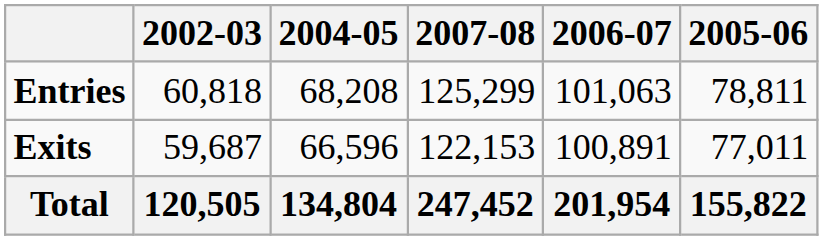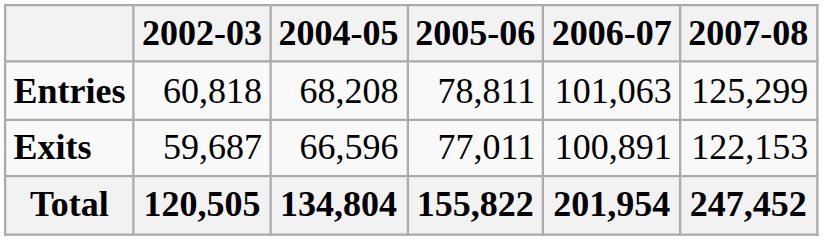columns swapped: (748, 33) <-> (475, 33)
